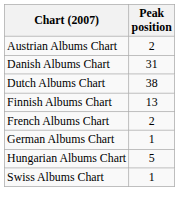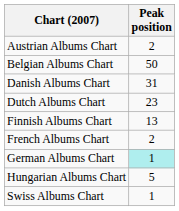+ row: (60, 64)
(152, 83) 38 -> (152, 102) 23
(152, 139) no background -> (152, 158) paleturquoise background
